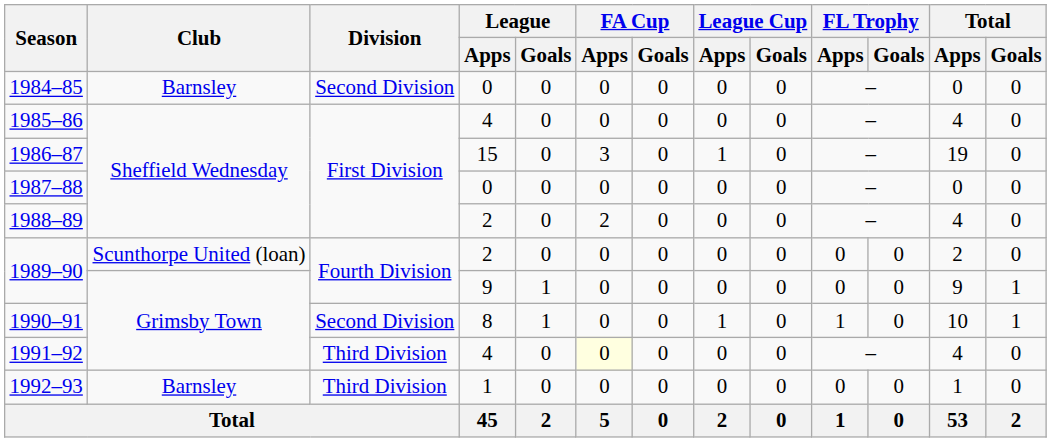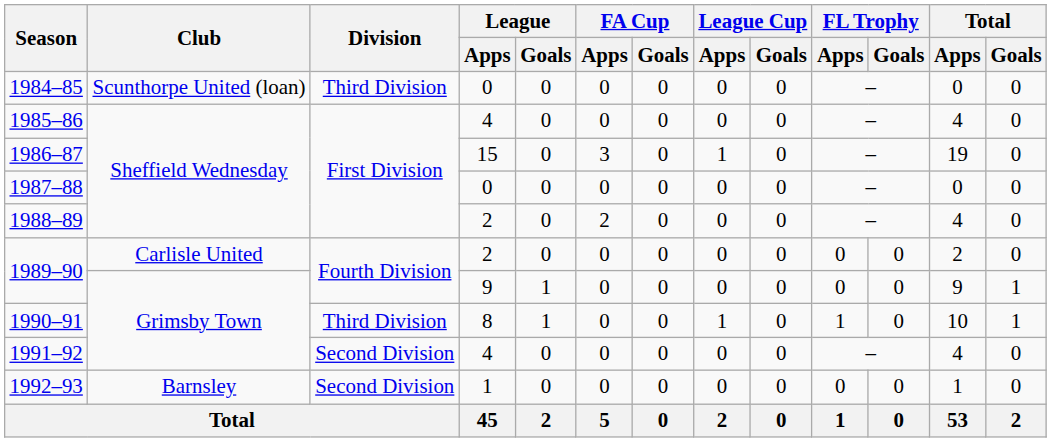(199, 87) Barnsley -> (199, 87) Scunthorpe United (loan)
(385, 87) Second Division -> (385, 87) Third Division
(199, 253) Scunthorpe United (loan) -> (199, 253) Carlisle United
(385, 320) Second Division -> (385, 320) Third Division
(385, 353) Third Division -> (385, 353) Second Division
(604, 353) lightyellow background -> (604, 353) no background
(385, 386) Third Division -> (385, 386) Second Division
